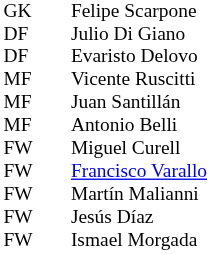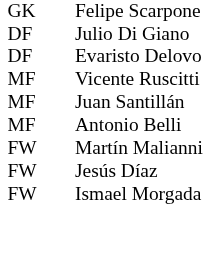- row: (126, 148)
- row: (139, 170)
